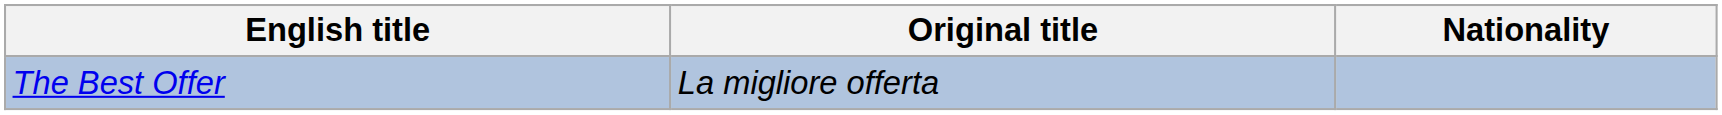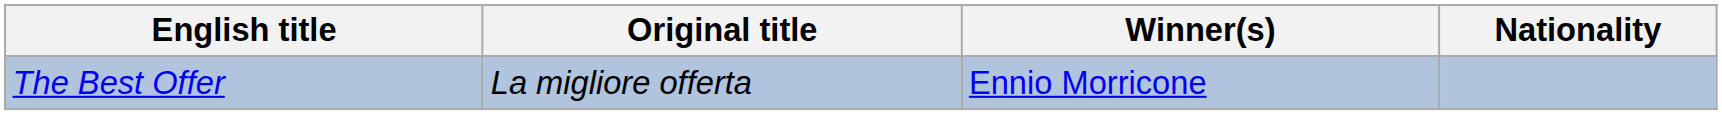+ column: (1200, 30)
